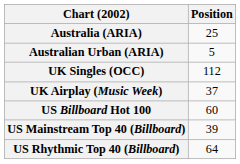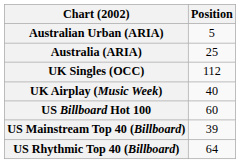rows swapped: (96, 33) <-> (96, 52)
(212, 91) 37 -> (212, 91) 40
